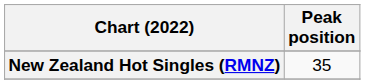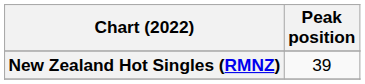(322, 65) 35 -> (322, 65) 39
